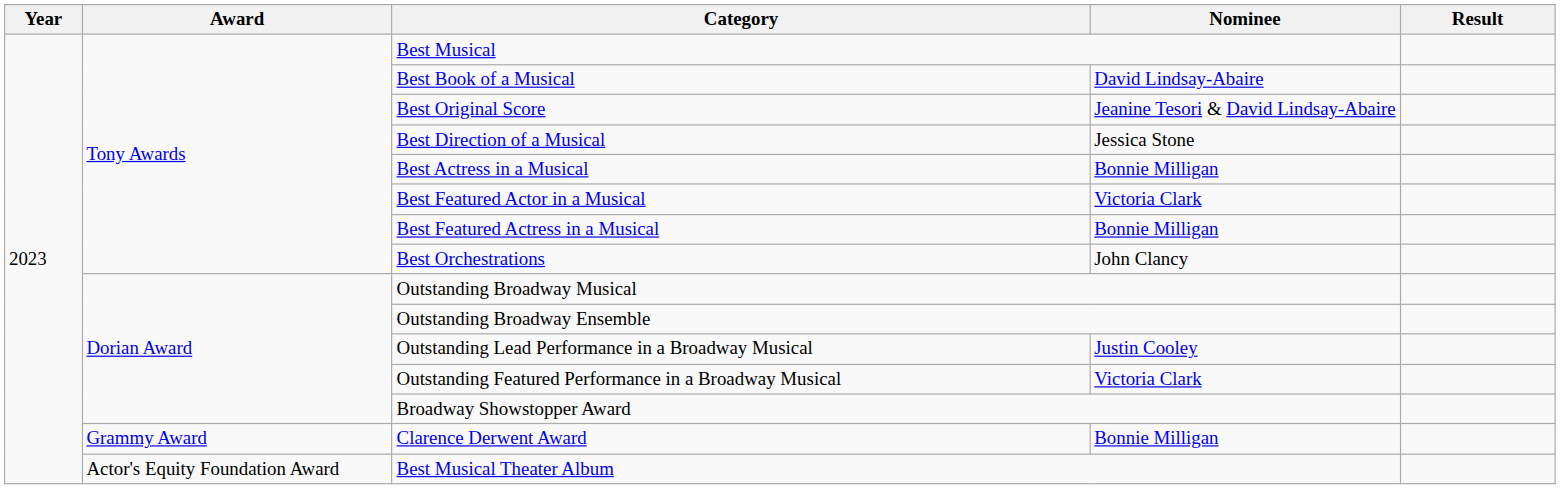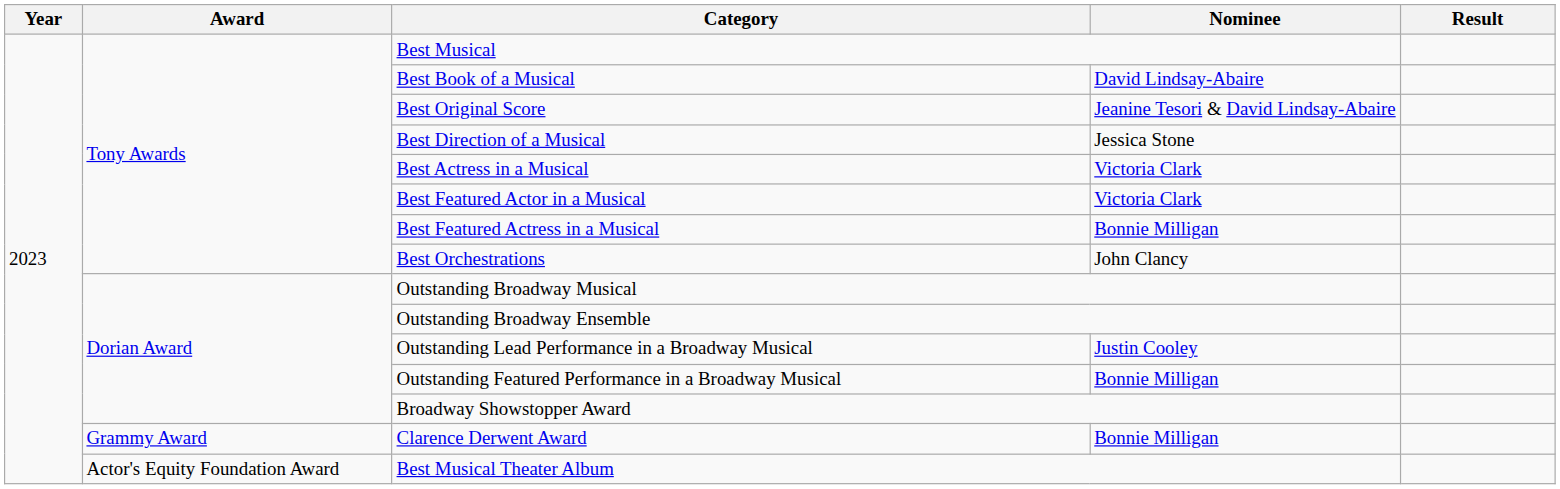(1156, 169) Bonnie Milligan -> (1148, 169) Victoria Clark
(1148, 378) Victoria Clark -> (1156, 378) Bonnie Milligan
